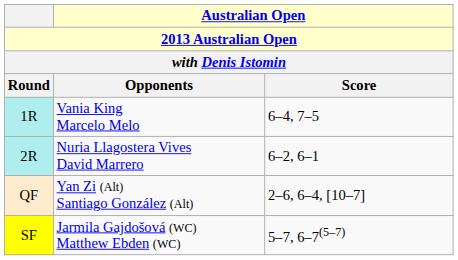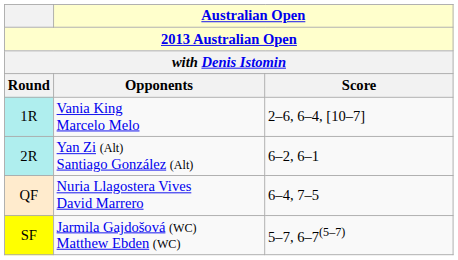(294, 116) 6–4, 7–5 -> (317, 116) 2–6, 6–4, [10–7]
(124, 156) Nuria Llagostera Vives David Marrero -> (125, 156) Yan Zi (Alt) Santiago González (Alt)
(125, 195) Yan Zi (Alt) Santiago González (Alt) -> (124, 195) Nuria Llagostera Vives David Marrero
(317, 195) 2–6, 6–4, [10–7] -> (294, 195) 6–4, 7–5
